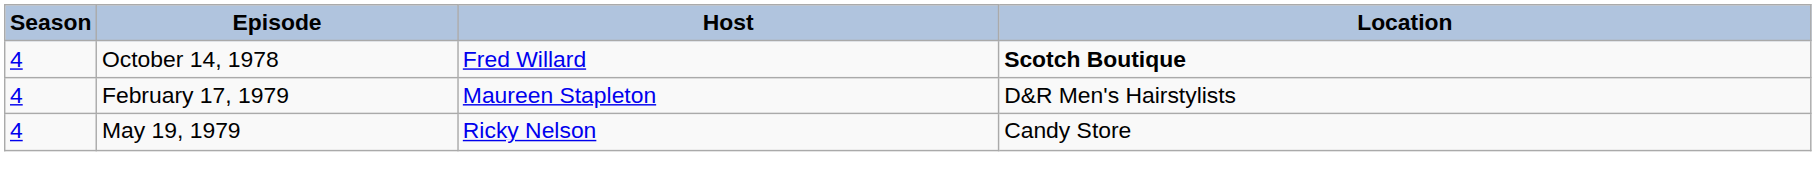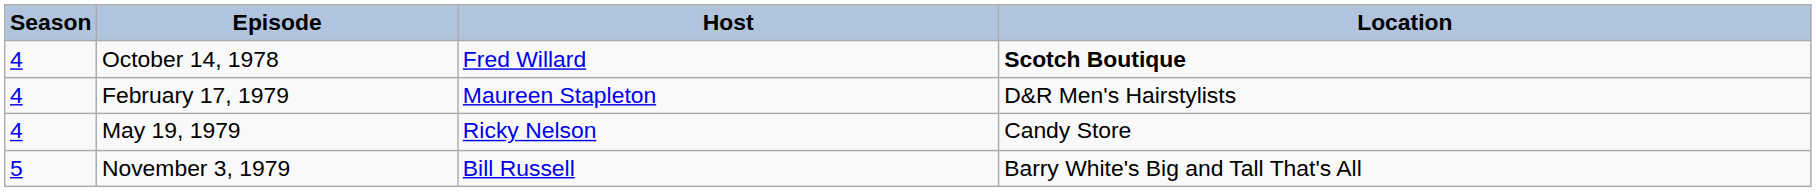+ row: (196, 167)
